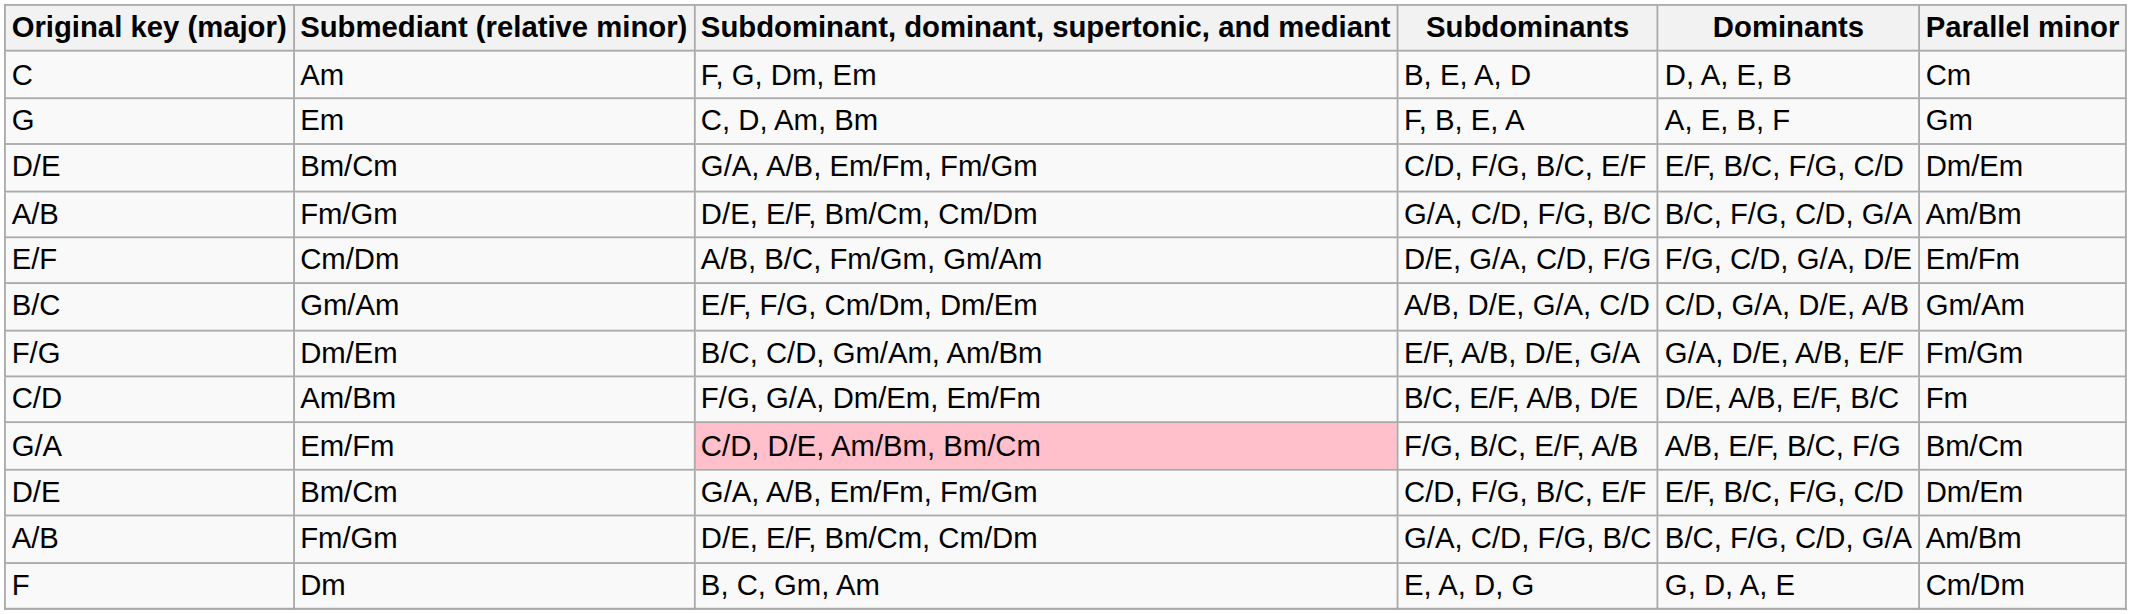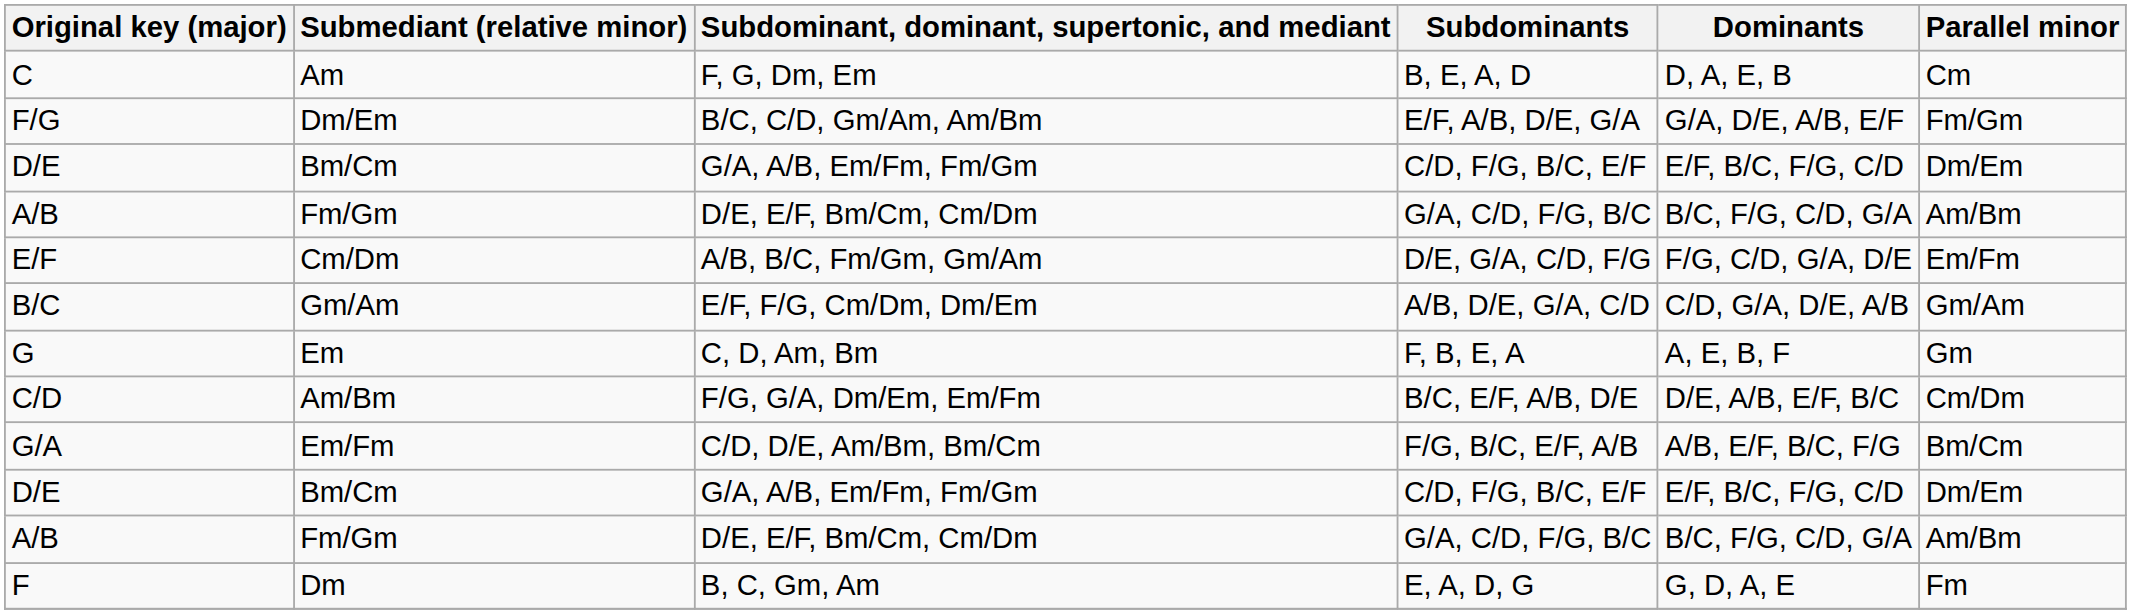rows swapped: (23, 120) <-> (36, 352)
(1947, 399) Fm -> (1975, 399) Cm/Dm
(871, 445) pink background -> (871, 445) no background
(1975, 584) Cm/Dm -> (1947, 584) Fm
